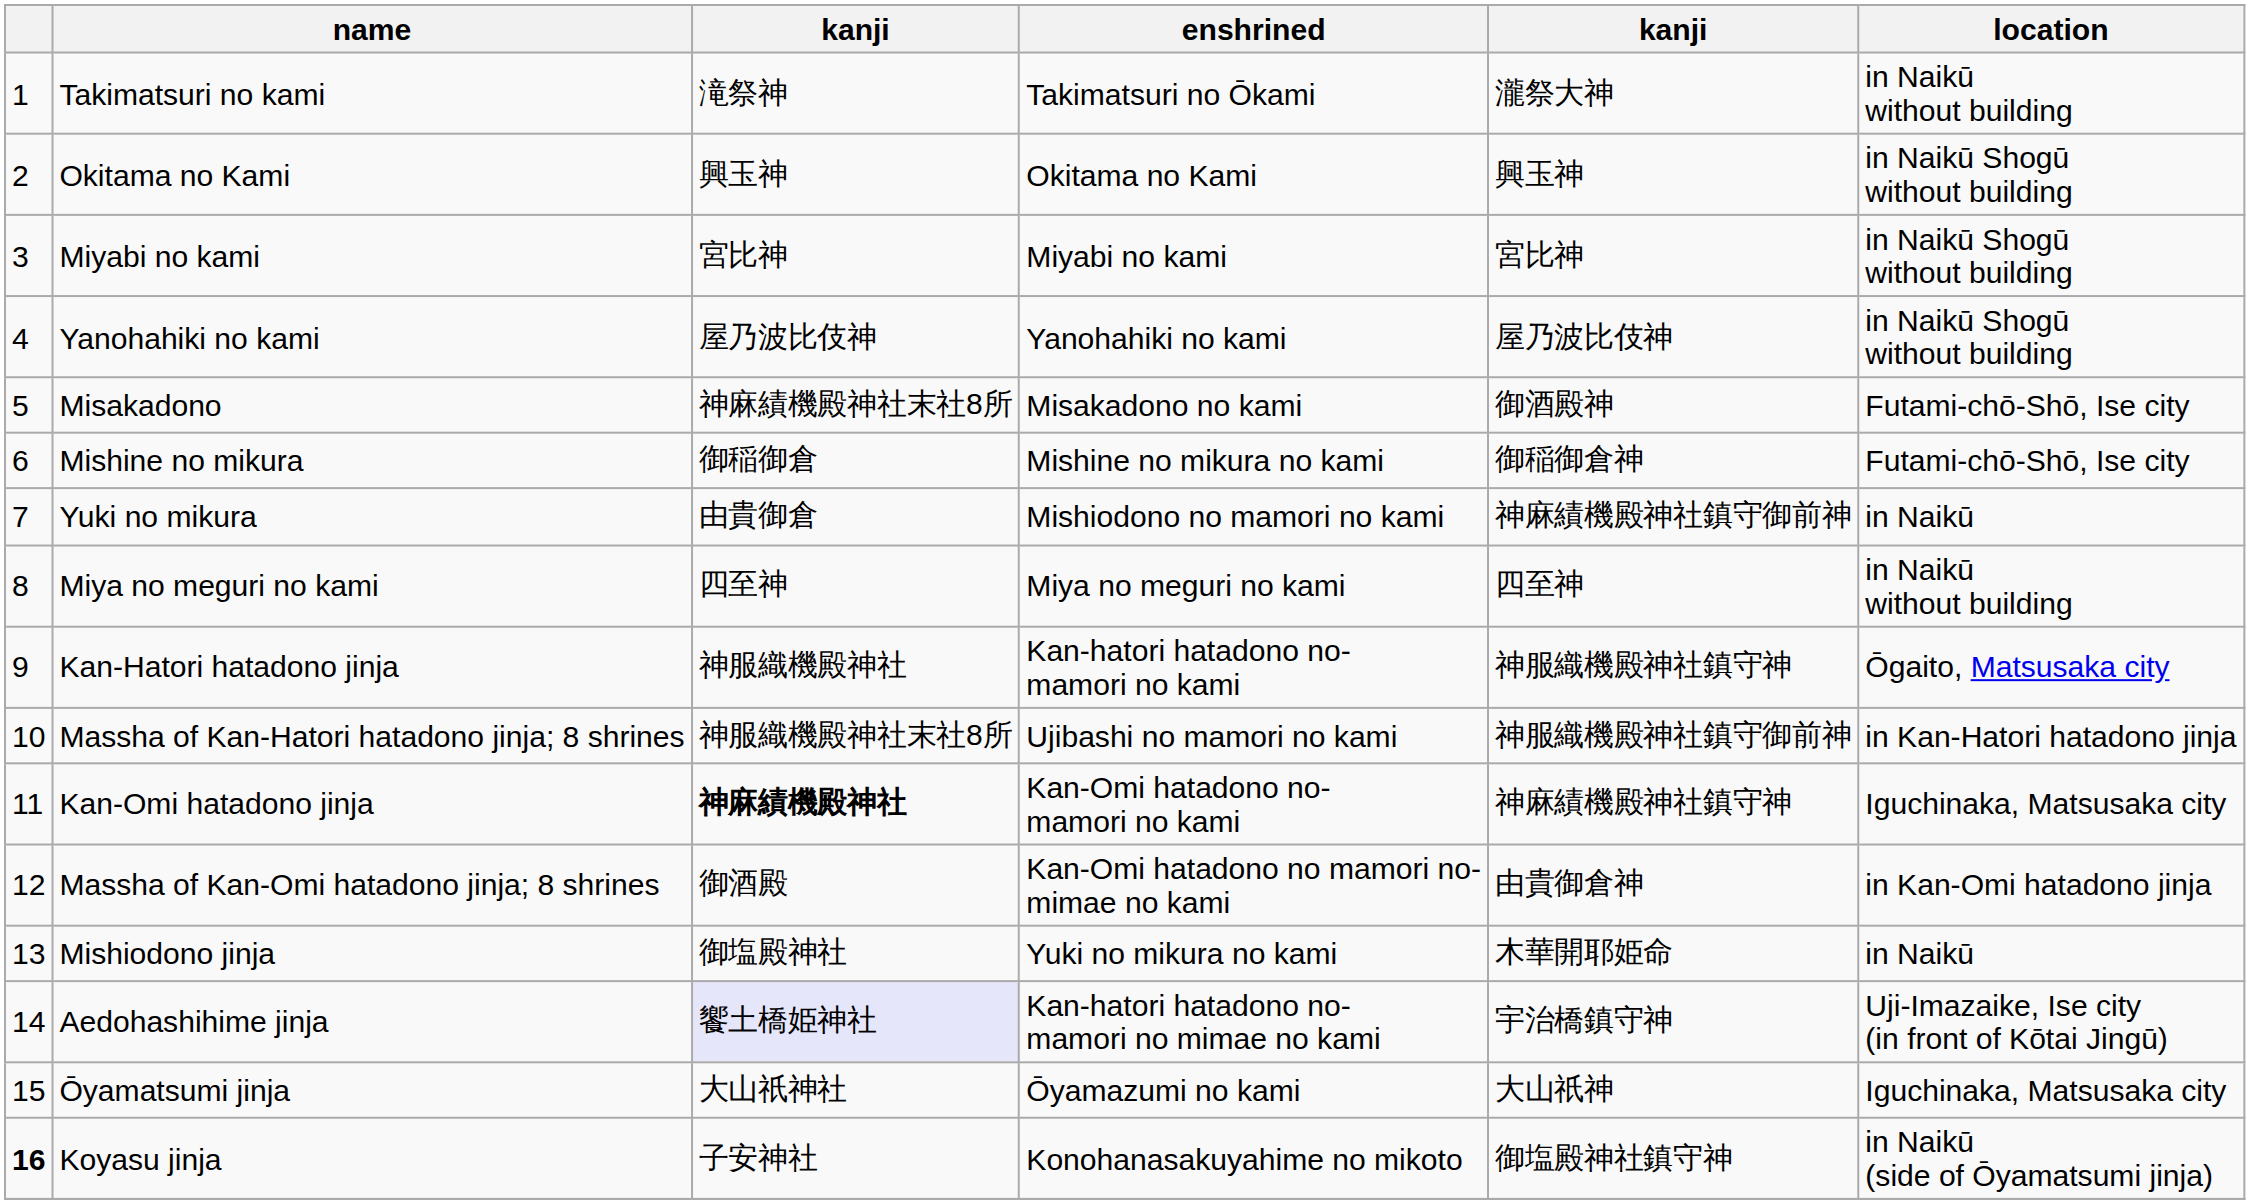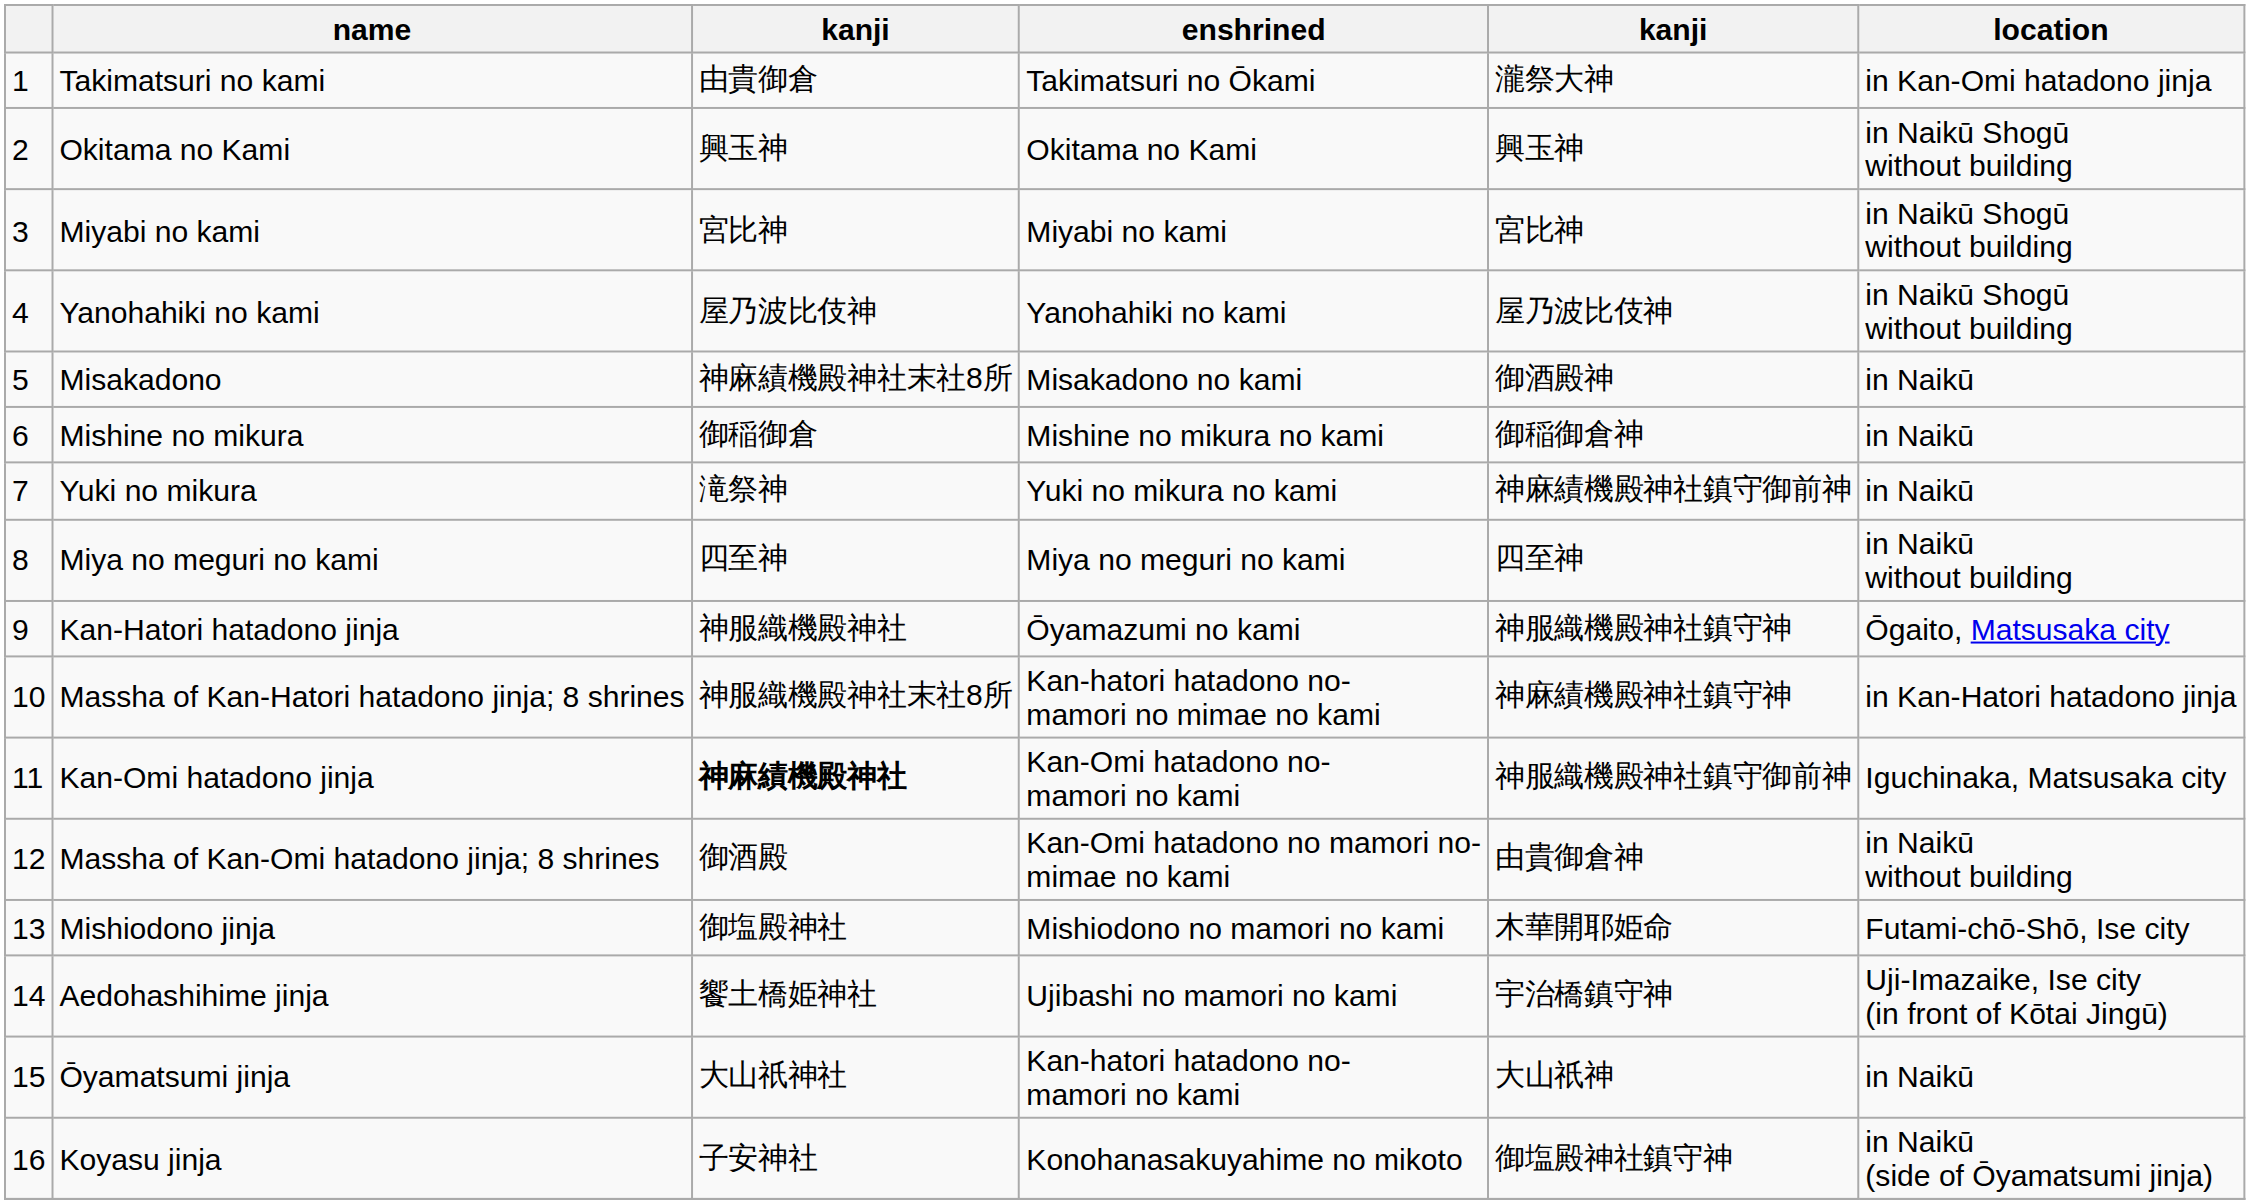(743, 91) 滝祭神 -> (758, 79) 由貴御倉
(1969, 93) in Naikū without building -> (2038, 81) in Kan-Omi hatadono jinja
(2027, 406) Futami-chō-Shō, Ise city -> (1920, 380) in Naikū
(2027, 461) Futami-chō-Shō, Ise city -> (1920, 436) in Naikū
(758, 515) 由貴御倉 -> (743, 489) 滝祭神
(1235, 517) Mishiodono no mamori no kami -> (1182, 491) Yuki no mikura no kami
(1189, 667) Kan-hatori hatadono no- mamori no kami -> (1163, 628) Ōyamazumi no kami
(1212, 735) Ujibashi no mamori no kami -> (1203, 697) Kan-hatori hatadono no- mamori no mimae no kami
(1673, 733) 神服織機殿神社鎮守御前神 -> (1643, 695) 神麻績機殿神社鎮守神
(1643, 802) 神麻績機殿神社鎮守神 -> (1673, 776) 神服織機殿神社鎮守御前神
(2038, 885) in Kan-Omi hatadono jinja -> (1969, 859) in Naikū without building
(1182, 953) Yuki no mikura no kami -> (1235, 928) Mishiodono no mamori no kami
(1920, 953) in Naikū -> (2027, 928) Futami-chō-Shō, Ise city
(788, 1020) lavender background -> (788, 994) no background
(1203, 1022) Kan-hatori hatadono no- mamori no mimae no kami -> (1212, 996) Ujibashi no mamori no kami
(1163, 1090) Ōyamazumi no kami -> (1189, 1077) Kan-hatori hatadono no- mamori no kami
(2046, 1090) Iguchinaka, Matsusaka city -> (1920, 1077) in Naikū
(29, 1159) bold -> (29, 1159) normal
